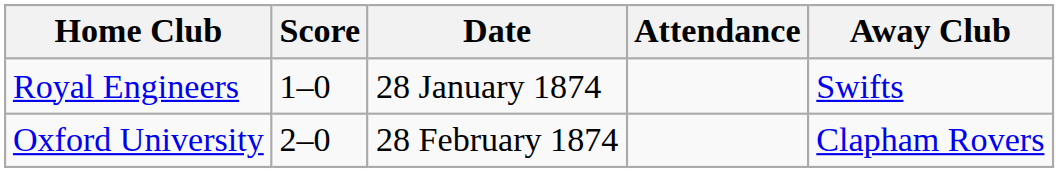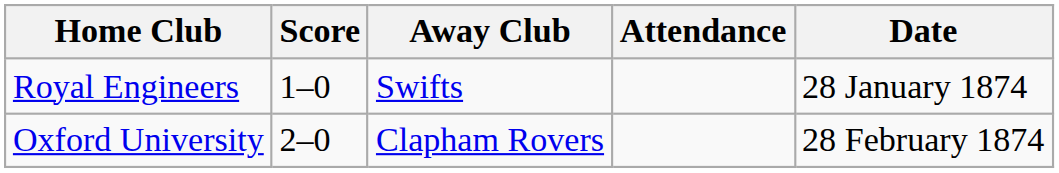columns swapped: (930, 31) <-> (497, 31)
